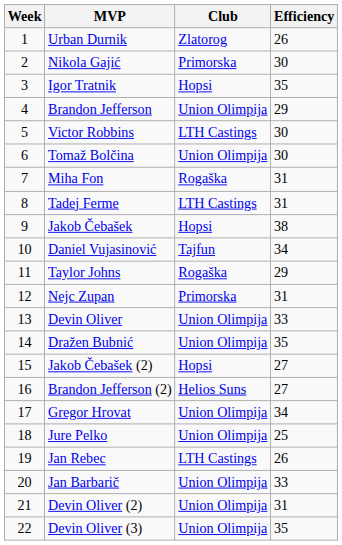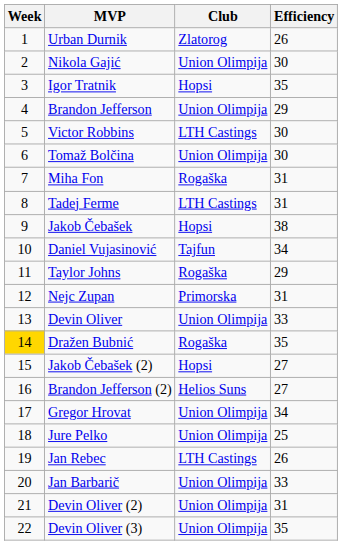(207, 62) Primorska -> (223, 62) Union Olimpija
(25, 342) no background -> (25, 342) gold background
(223, 342) Union Olimpija -> (203, 342) Rogaška
